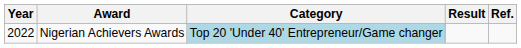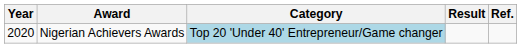(21, 33) 2022 -> (21, 33) 2020
